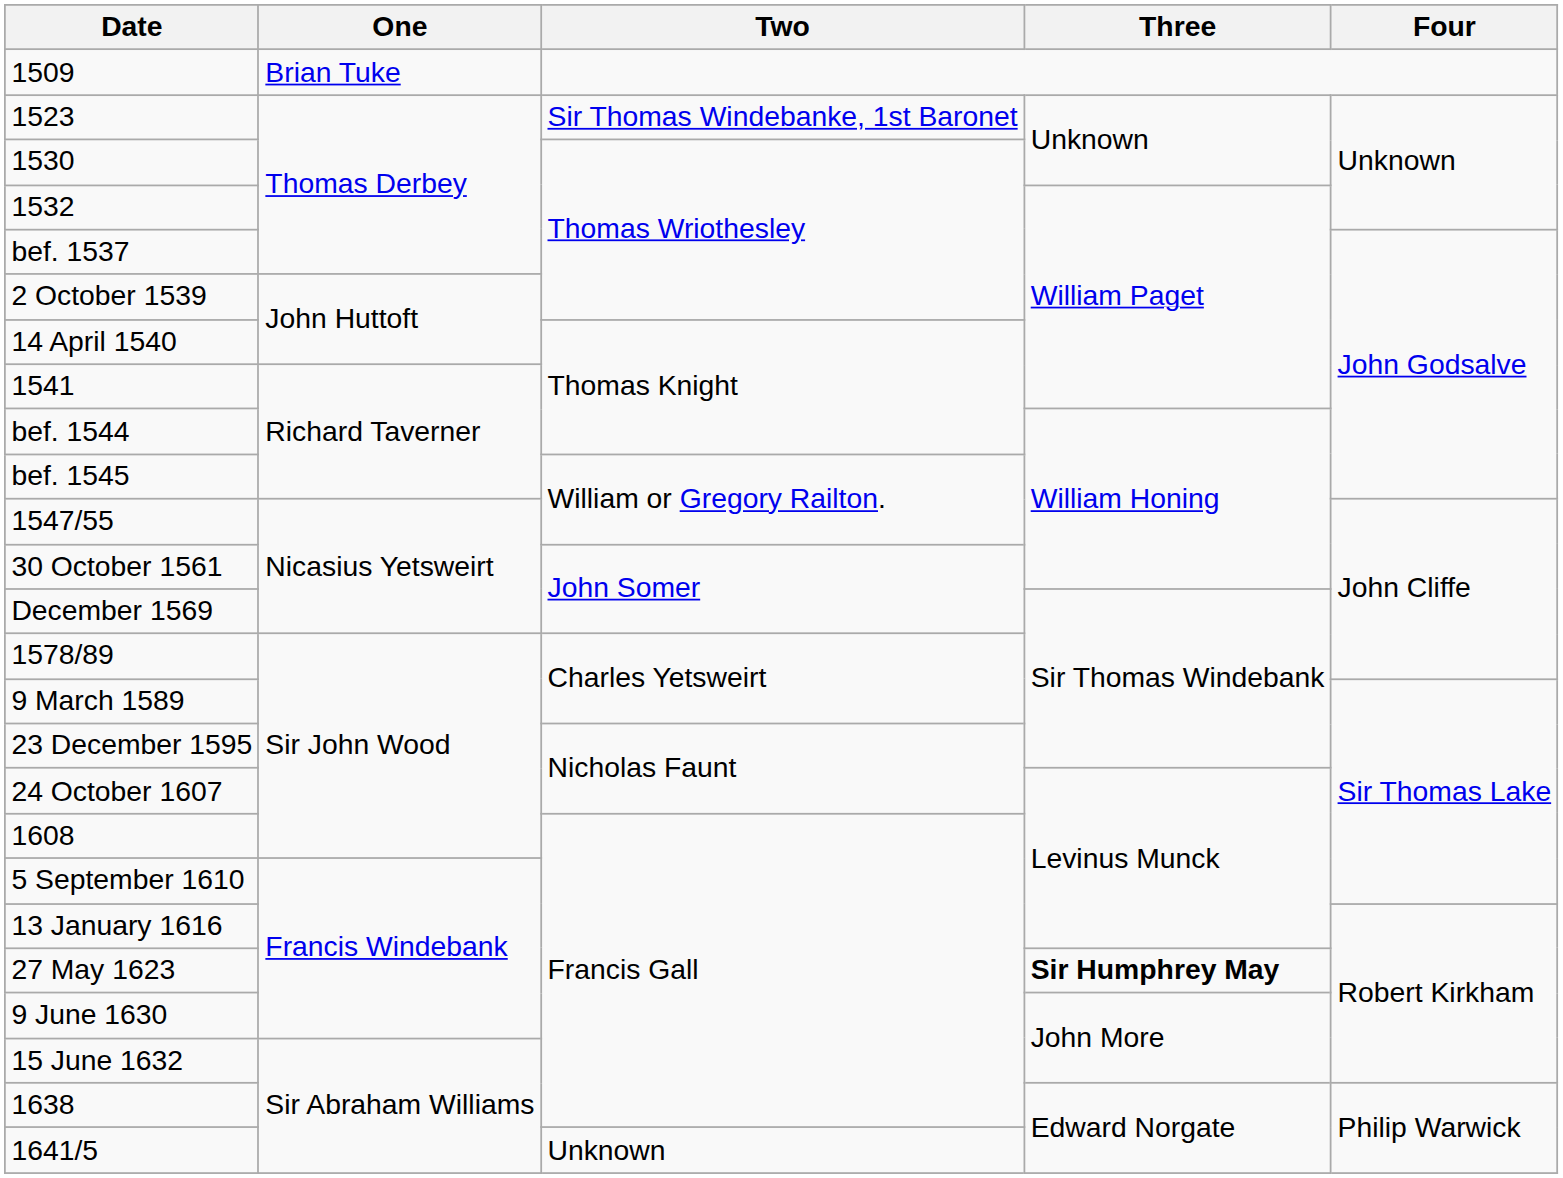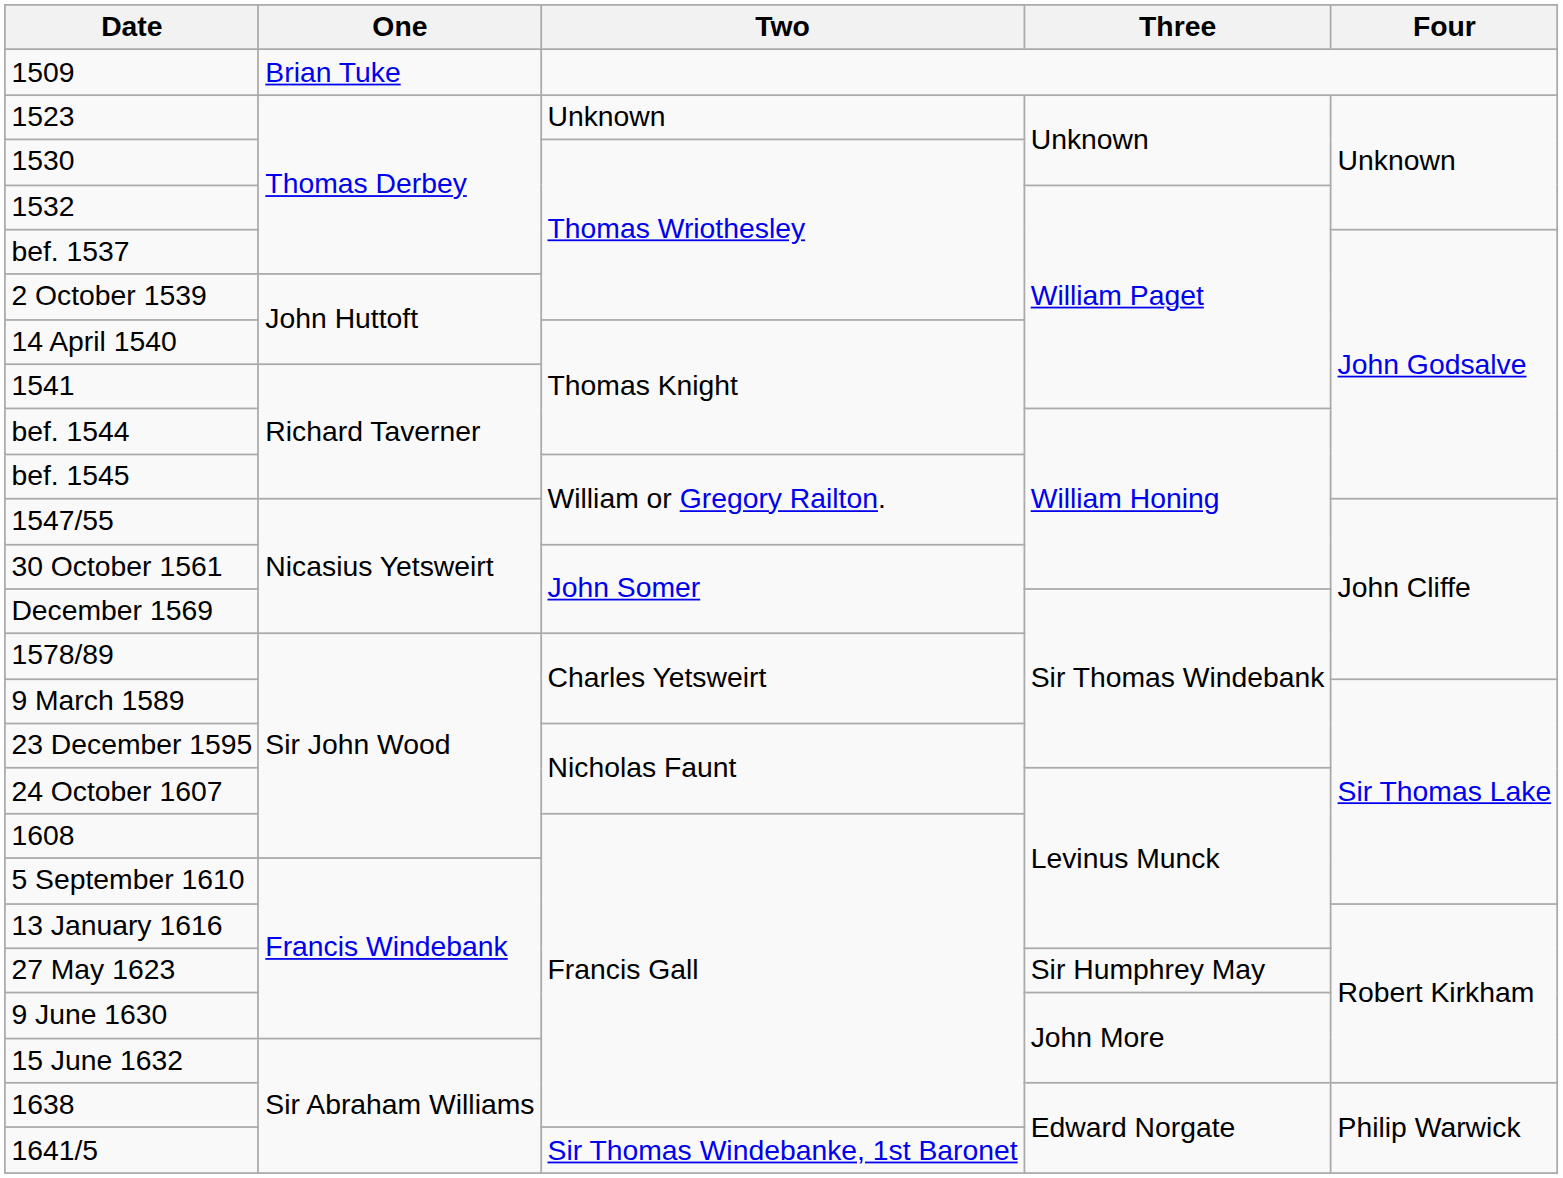(783, 116) Sir Thomas Windebanke, 1st Baronet -> (607, 116) Unknown
(1155, 970) bold -> (1148, 970) normal
(607, 1149) Unknown -> (783, 1149) Sir Thomas Windebanke, 1st Baronet
